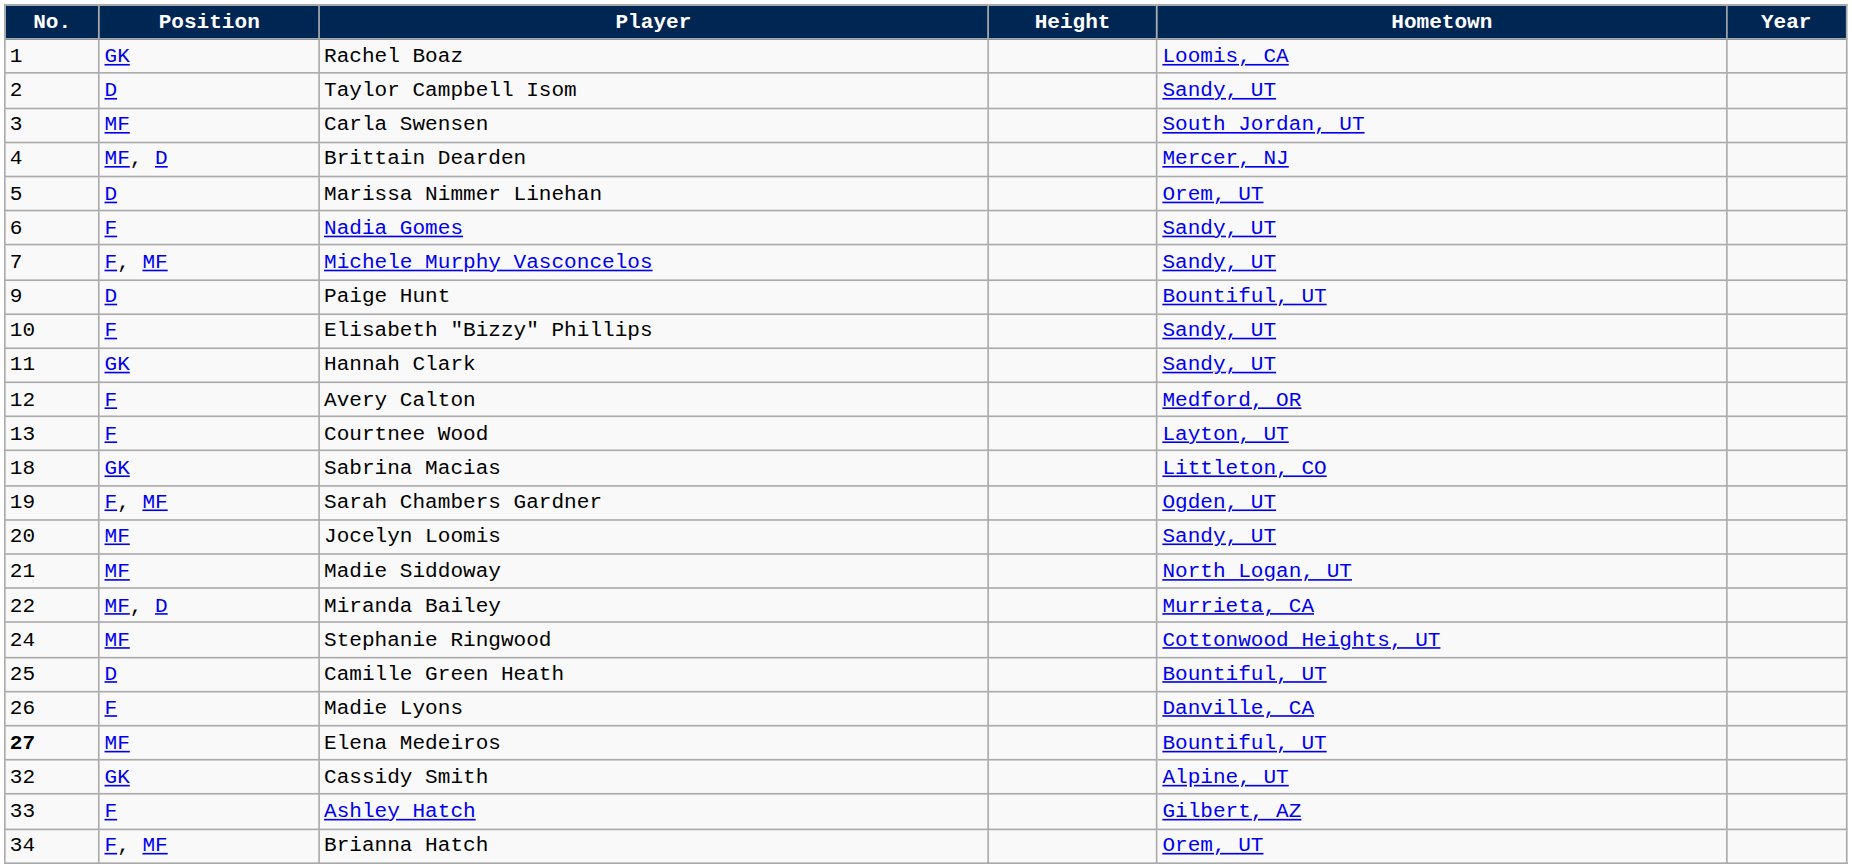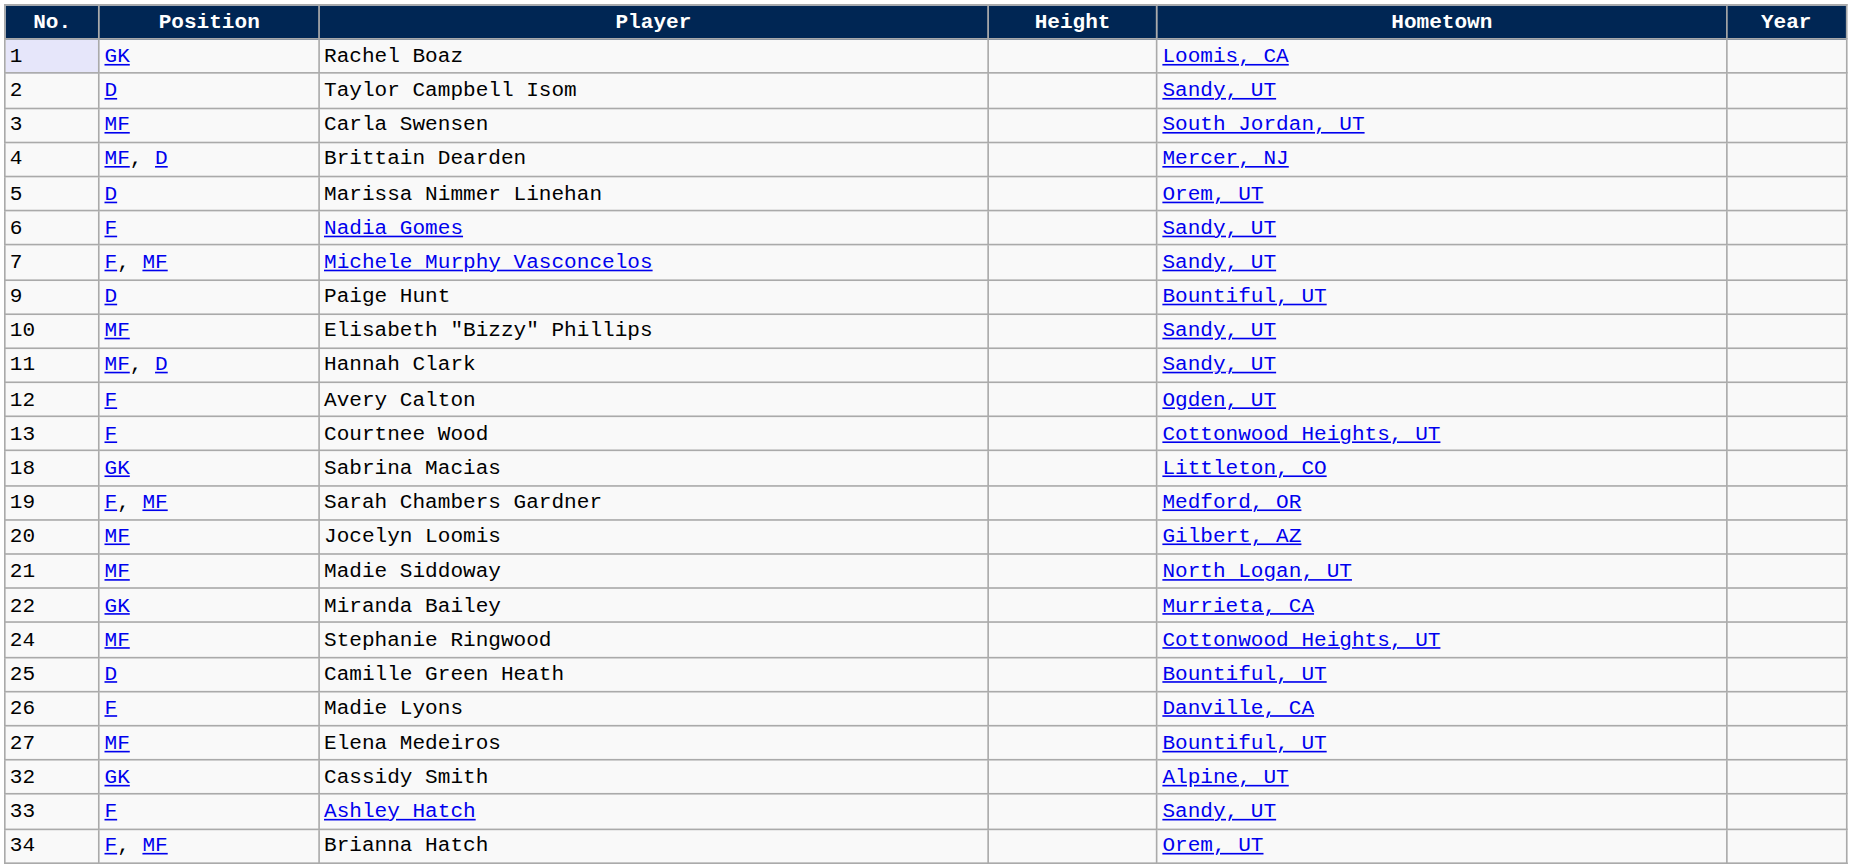(16, 56) no background -> (16, 56) lavender background
(111, 331) F -> (117, 331) MF
(117, 365) GK -> (136, 365) MF, D
(1232, 400) Medford, OR -> (1219, 400) Ogden, UT
(1226, 434) Layton, UT -> (1301, 434) Cottonwood Heights, UT
(1219, 503) Ogden, UT -> (1232, 503) Medford, OR
(1219, 537) Sandy, UT -> (1232, 537) Gilbert, AZ
(136, 605) MF, D -> (117, 605) GK
(22, 743) bold -> (22, 743) normal
(1232, 811) Gilbert, AZ -> (1219, 811) Sandy, UT
